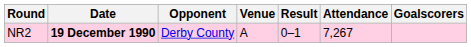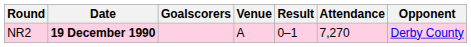columns swapped: (198, 14) <-> (429, 14)
(338, 33) 7,267 -> (335, 33) 7,270
